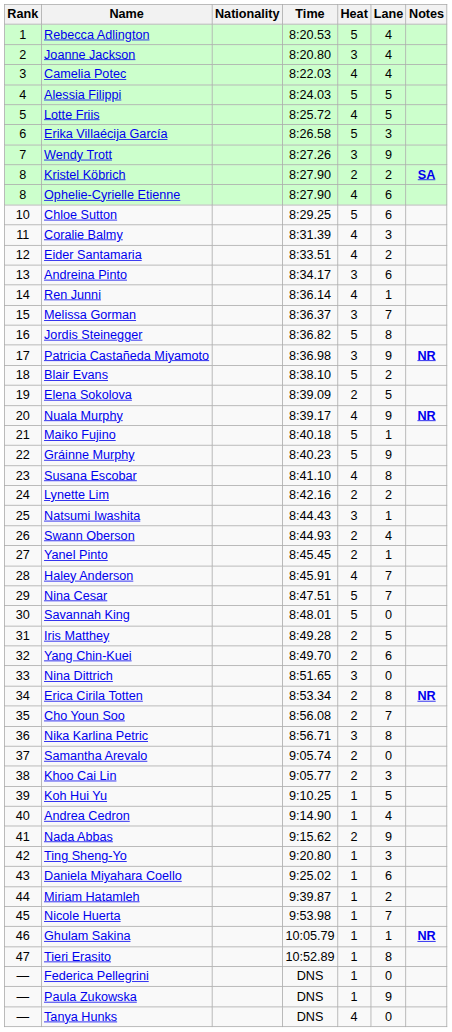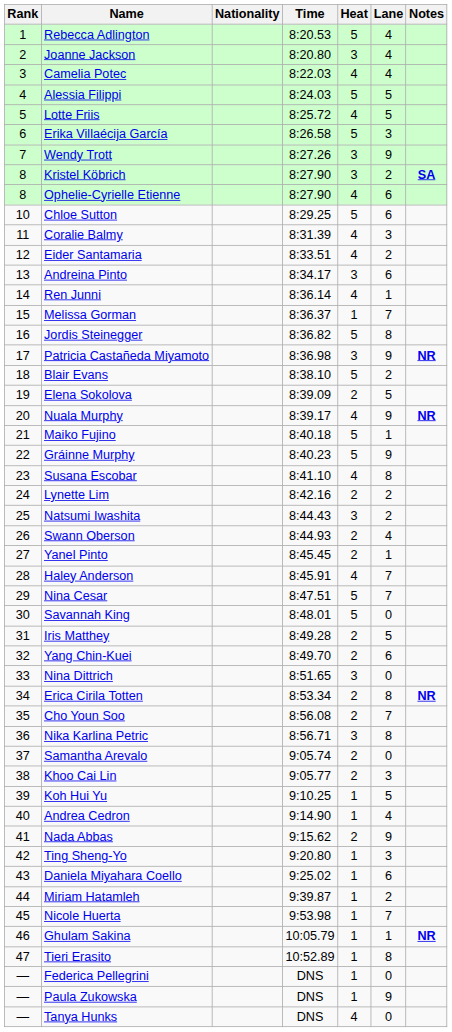(354, 174) 2 -> (354, 174) 3
(354, 315) 3 -> (354, 315) 1
(388, 515) 1 -> (388, 515) 2
